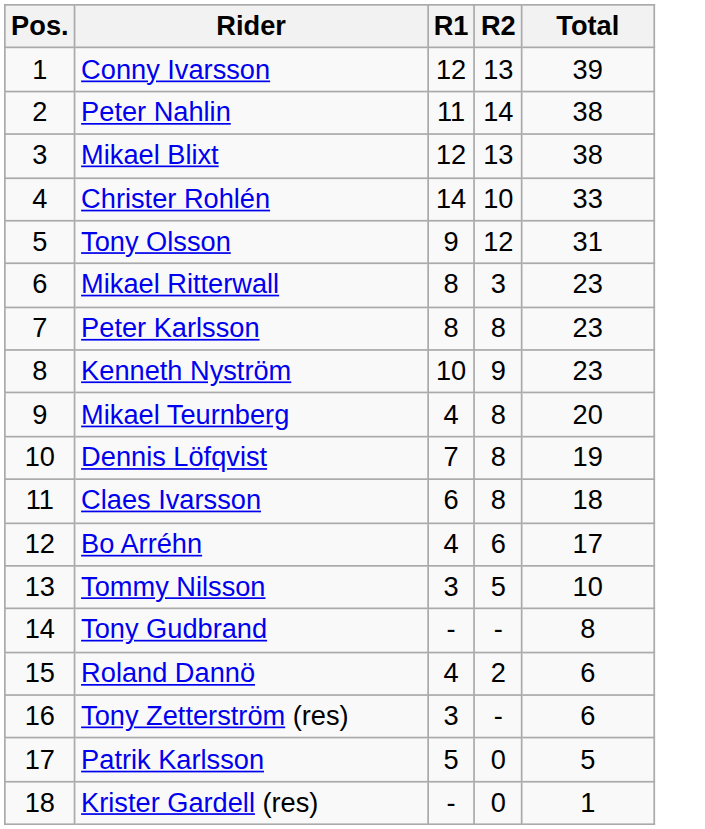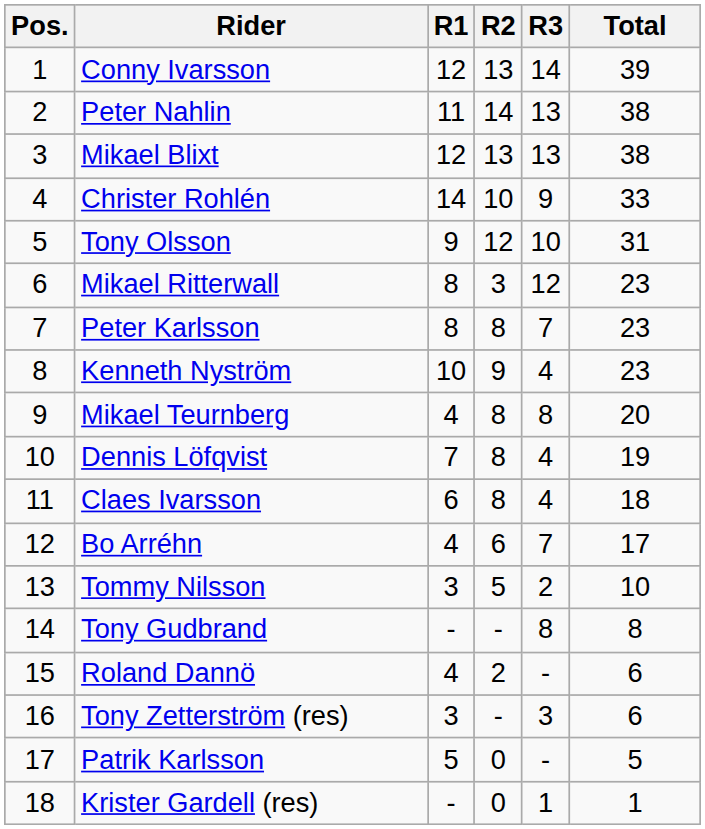+ column: (546, 26)
